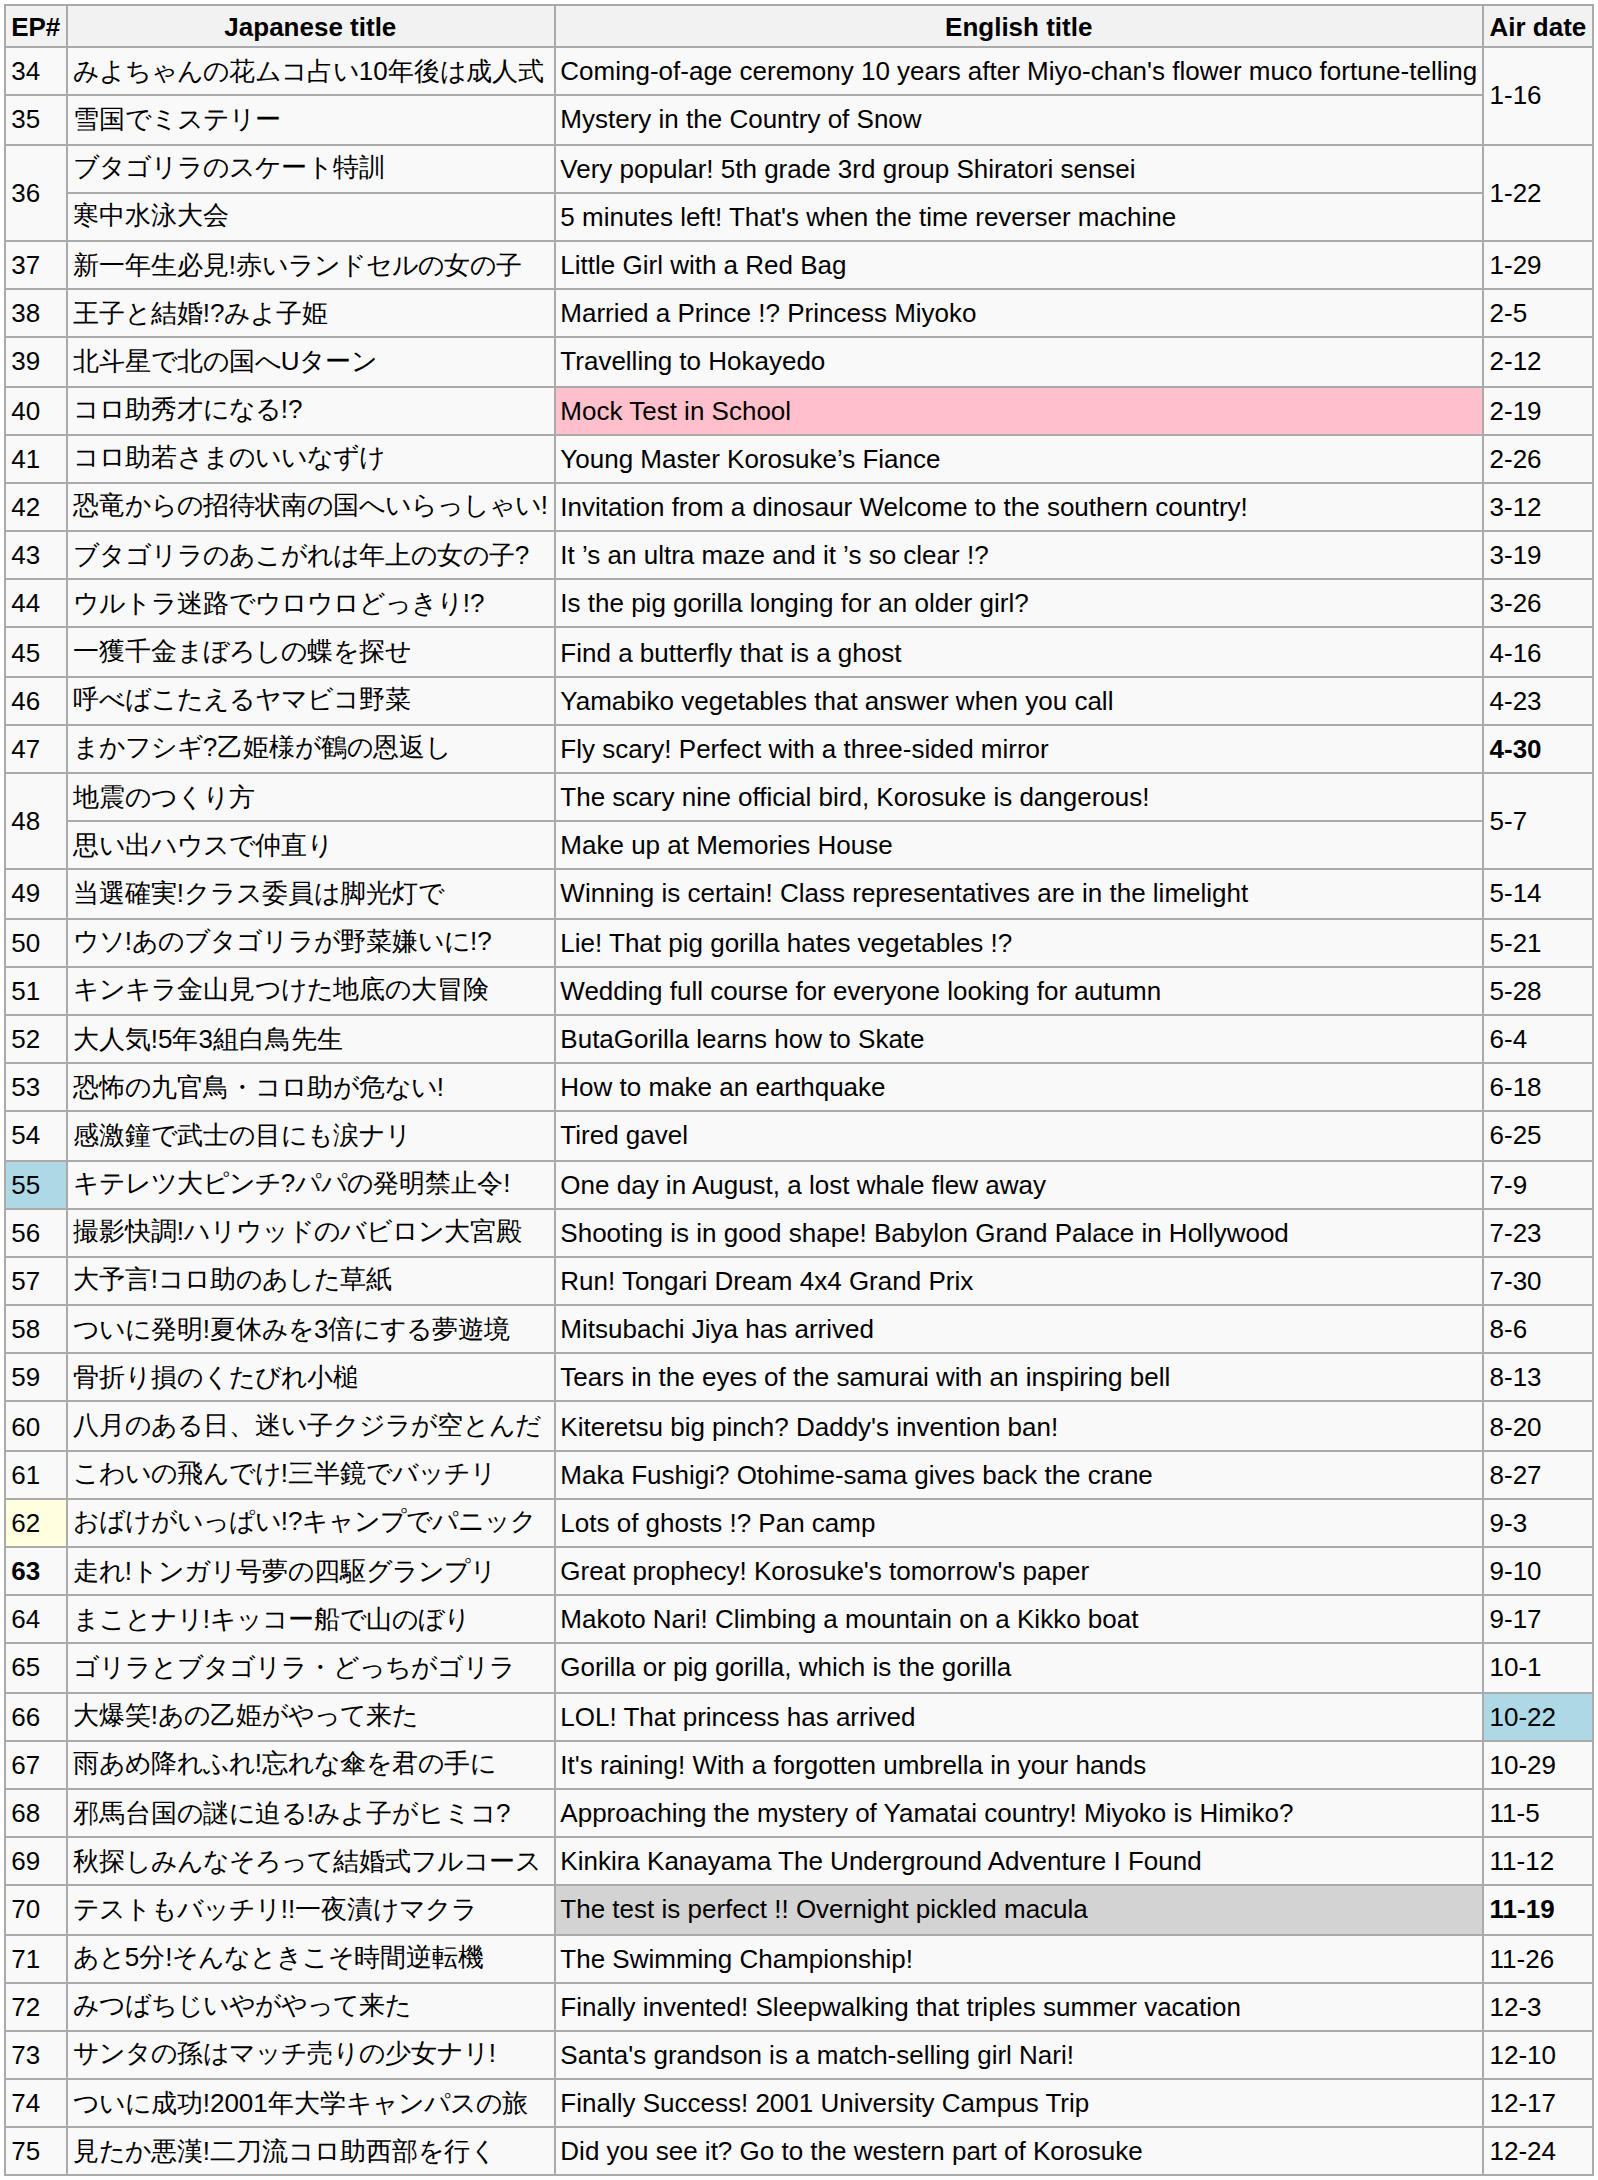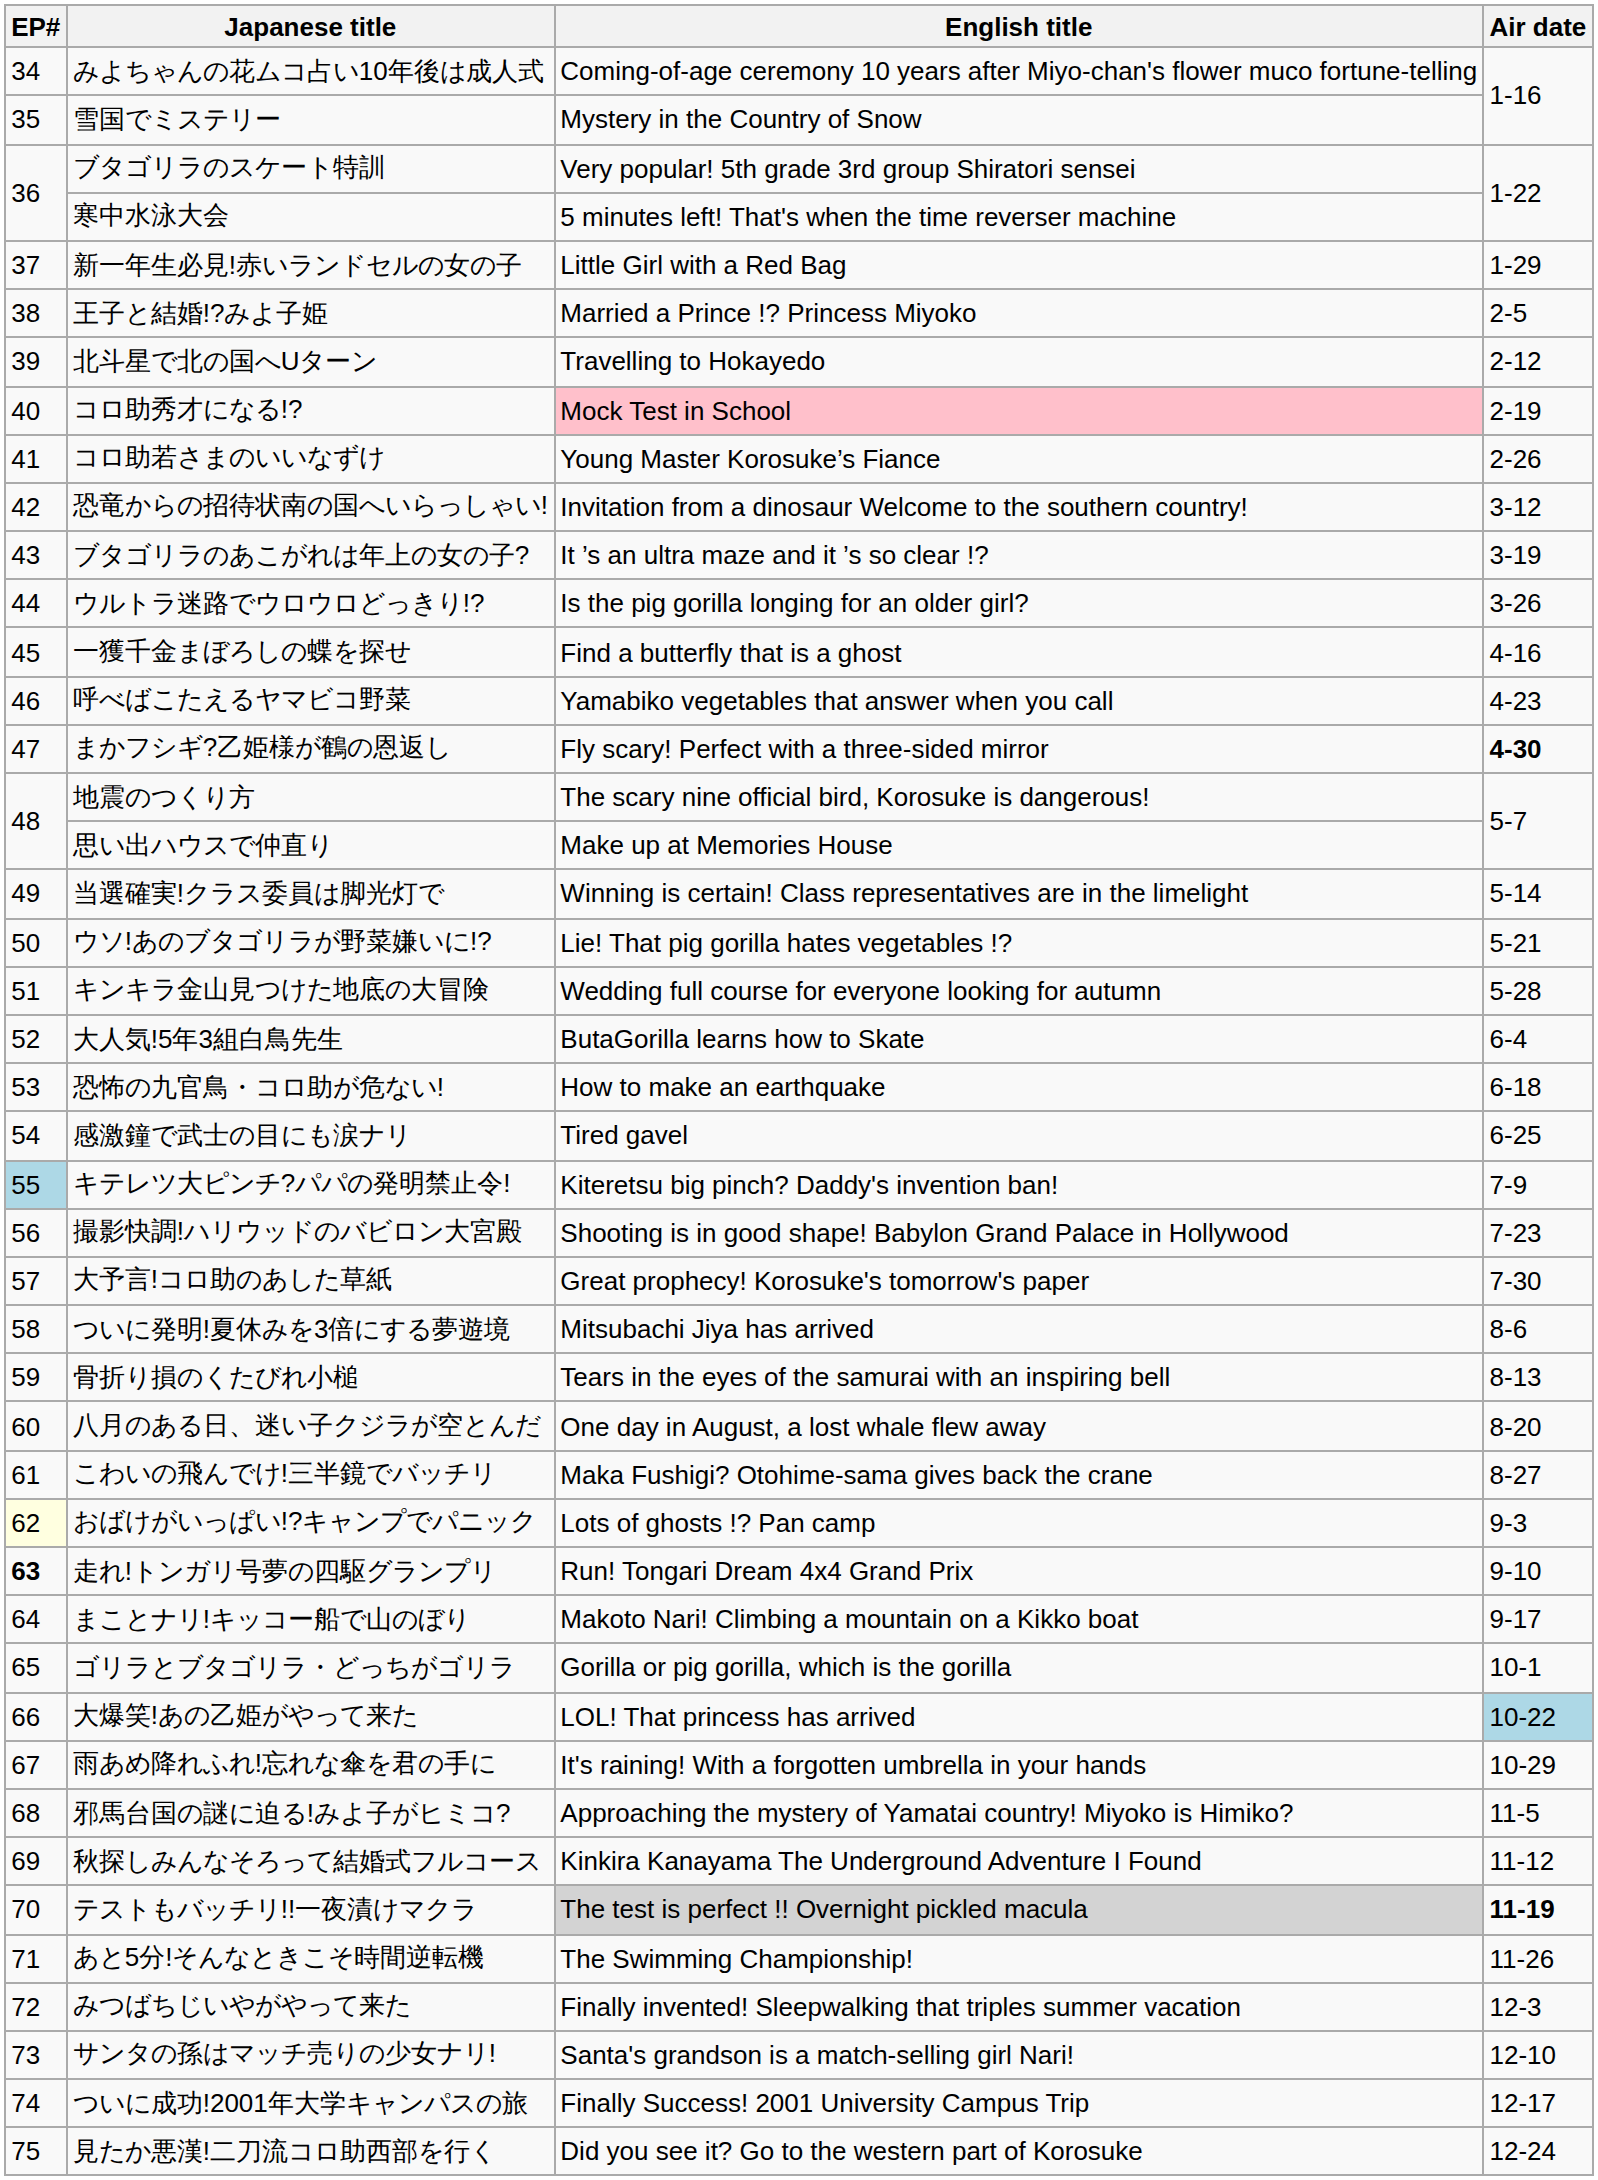(803, 1184) One day in August, a lost whale flew away -> (809, 1184) Kiteretsu big pinch? Daddy's invention ban!
(767, 1281) Run! Tongari Dream 4x4 Grand Prix -> (825, 1281) Great prophecy! Korosuke's tomorrow's paper
(809, 1426) Kiteretsu big pinch? Daddy's invention ban! -> (803, 1426) One day in August, a lost whale flew away
(825, 1571) Great prophecy! Korosuke's tomorrow's paper -> (767, 1571) Run! Tongari Dream 4x4 Grand Prix
